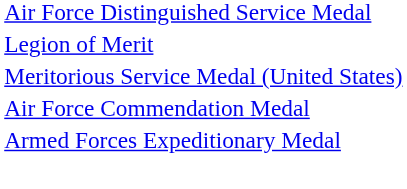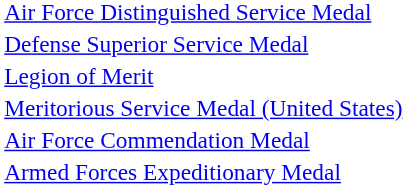+ row: (156, 44)
